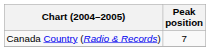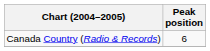(184, 38) 7 -> (184, 38) 6
